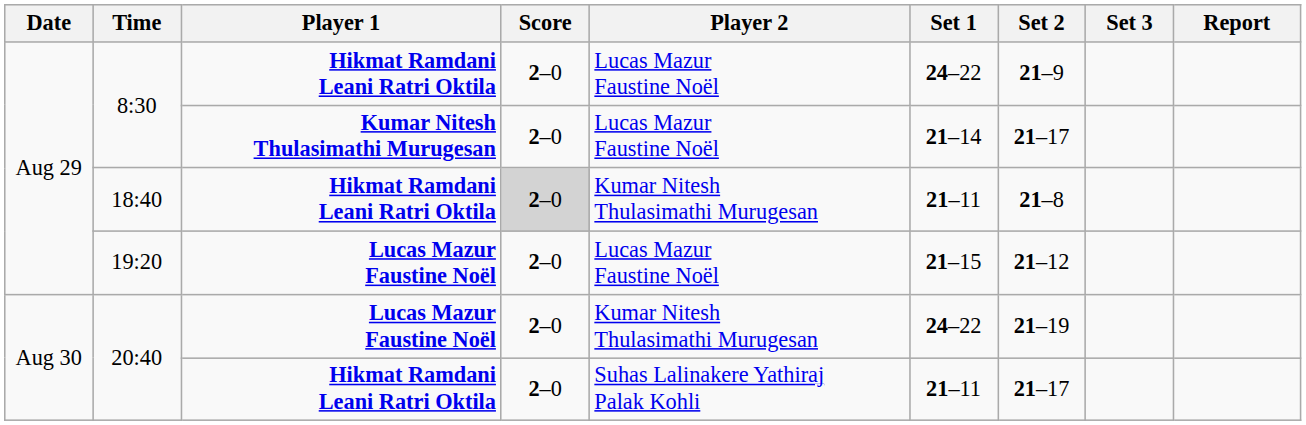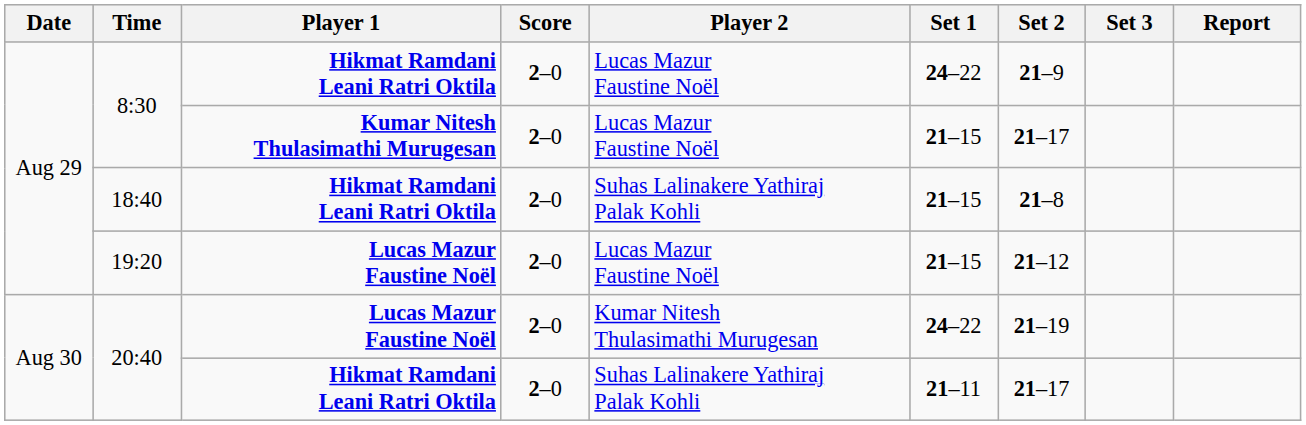(954, 136) 21–14 -> (954, 136) 21–15
(545, 199) lightgrey background -> (545, 199) no background
(706, 199) Kumar Nitesh Thulasimathi Murugesan -> (709, 199) Suhas Lalinakere Yathiraj Palak Kohli
(954, 199) 21–11 -> (954, 199) 21–15
